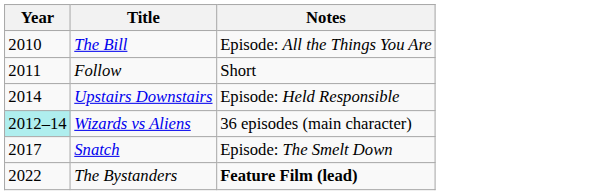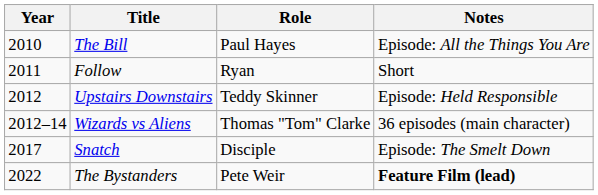+ column: (295, 17)
(25, 96) 2014 -> (25, 96) 2012
(37, 123) paleturquoise background -> (37, 123) no background
